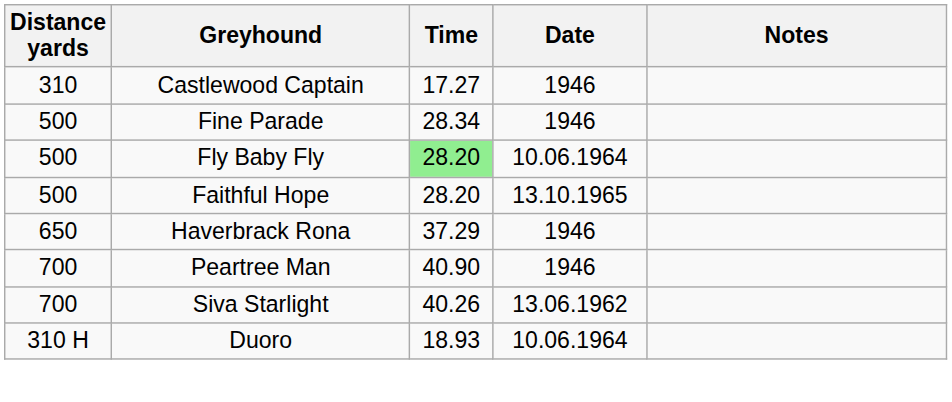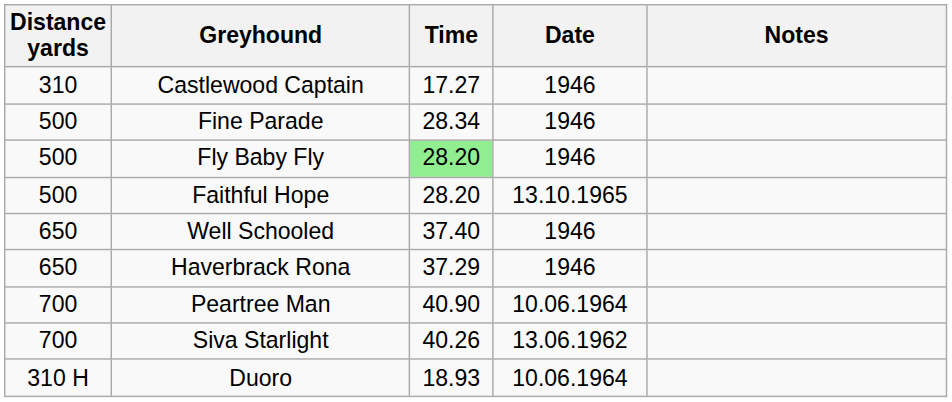(570, 158) 10.06.1964 -> (570, 158) 1946
+ row: (261, 231)
(570, 267) 1946 -> (570, 304) 10.06.1964
